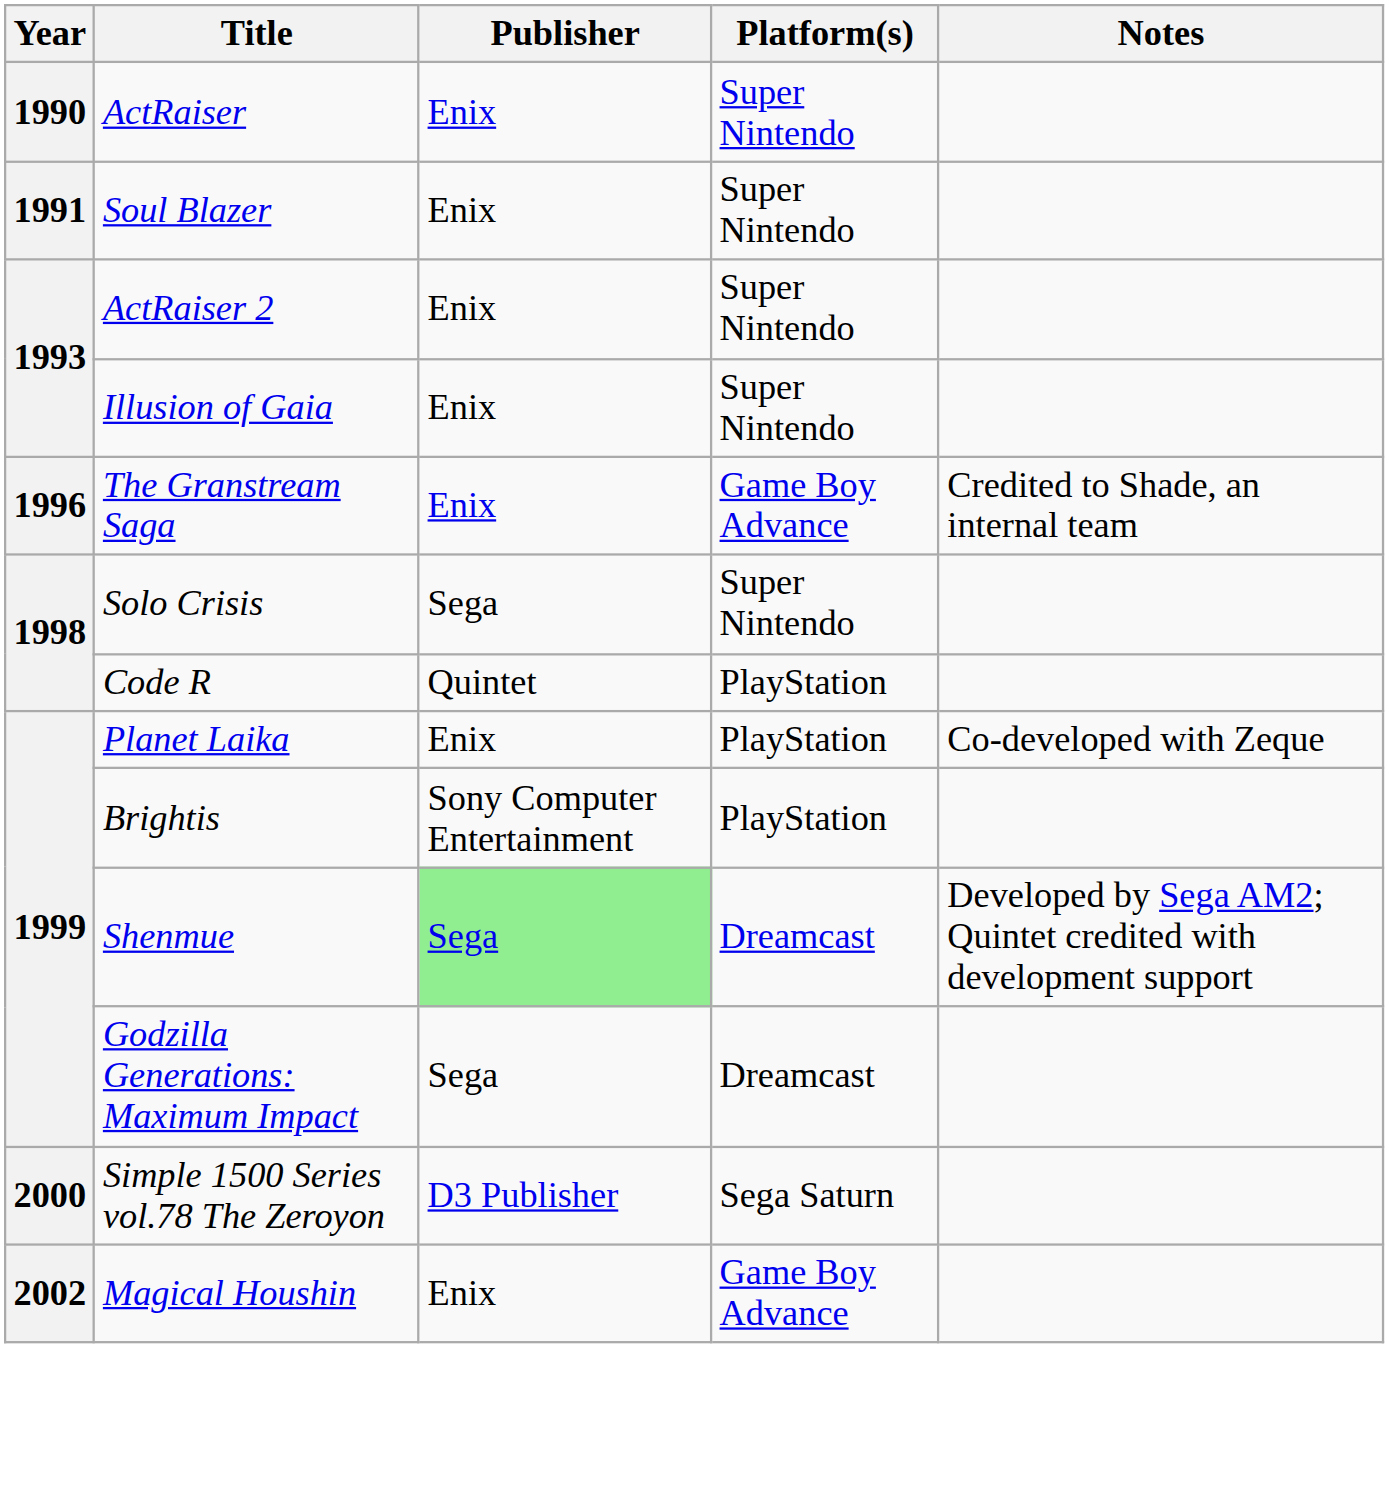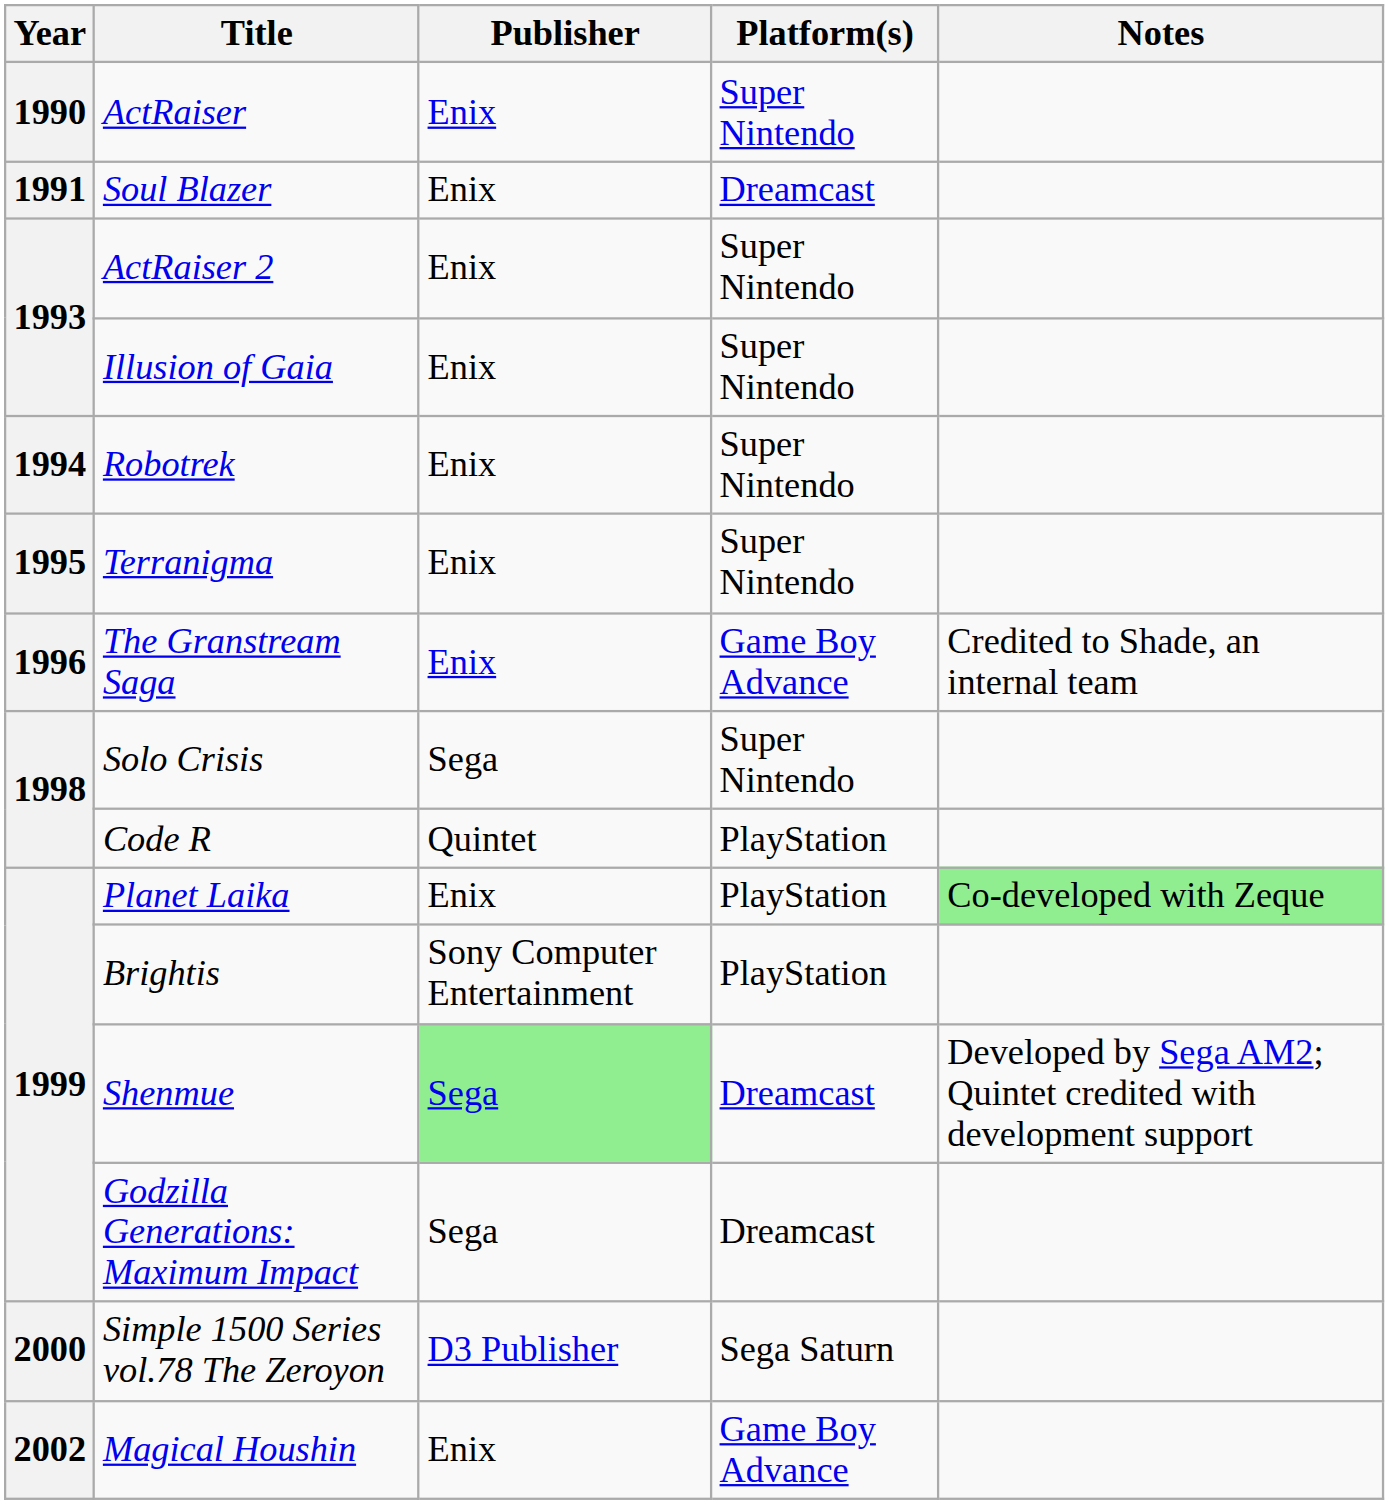(787, 209) Super Nintendo -> (797, 189) Dreamcast
+ row: (169, 464)
+ row: (188, 562)
(1136, 739) no background -> (1136, 895) lightgreen background
